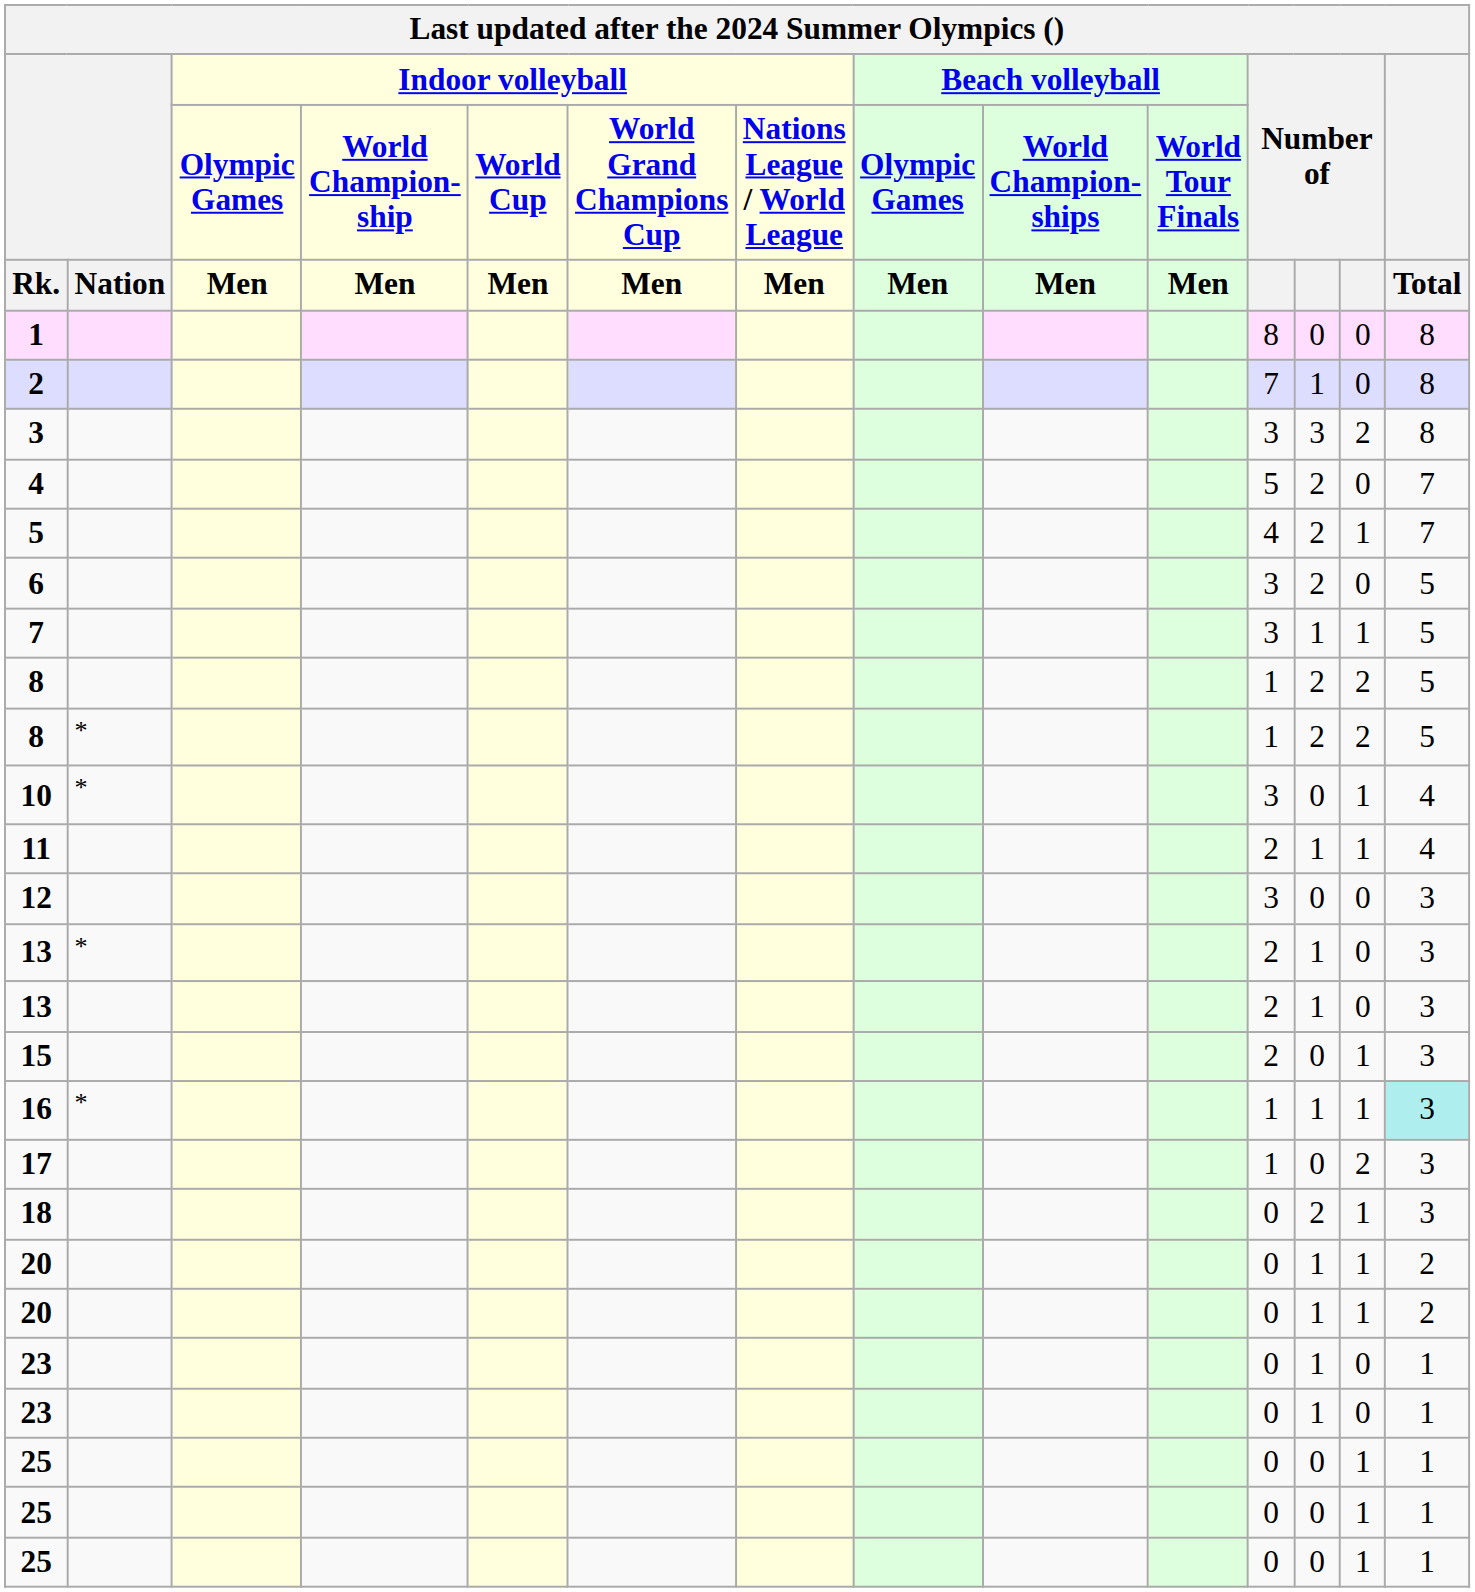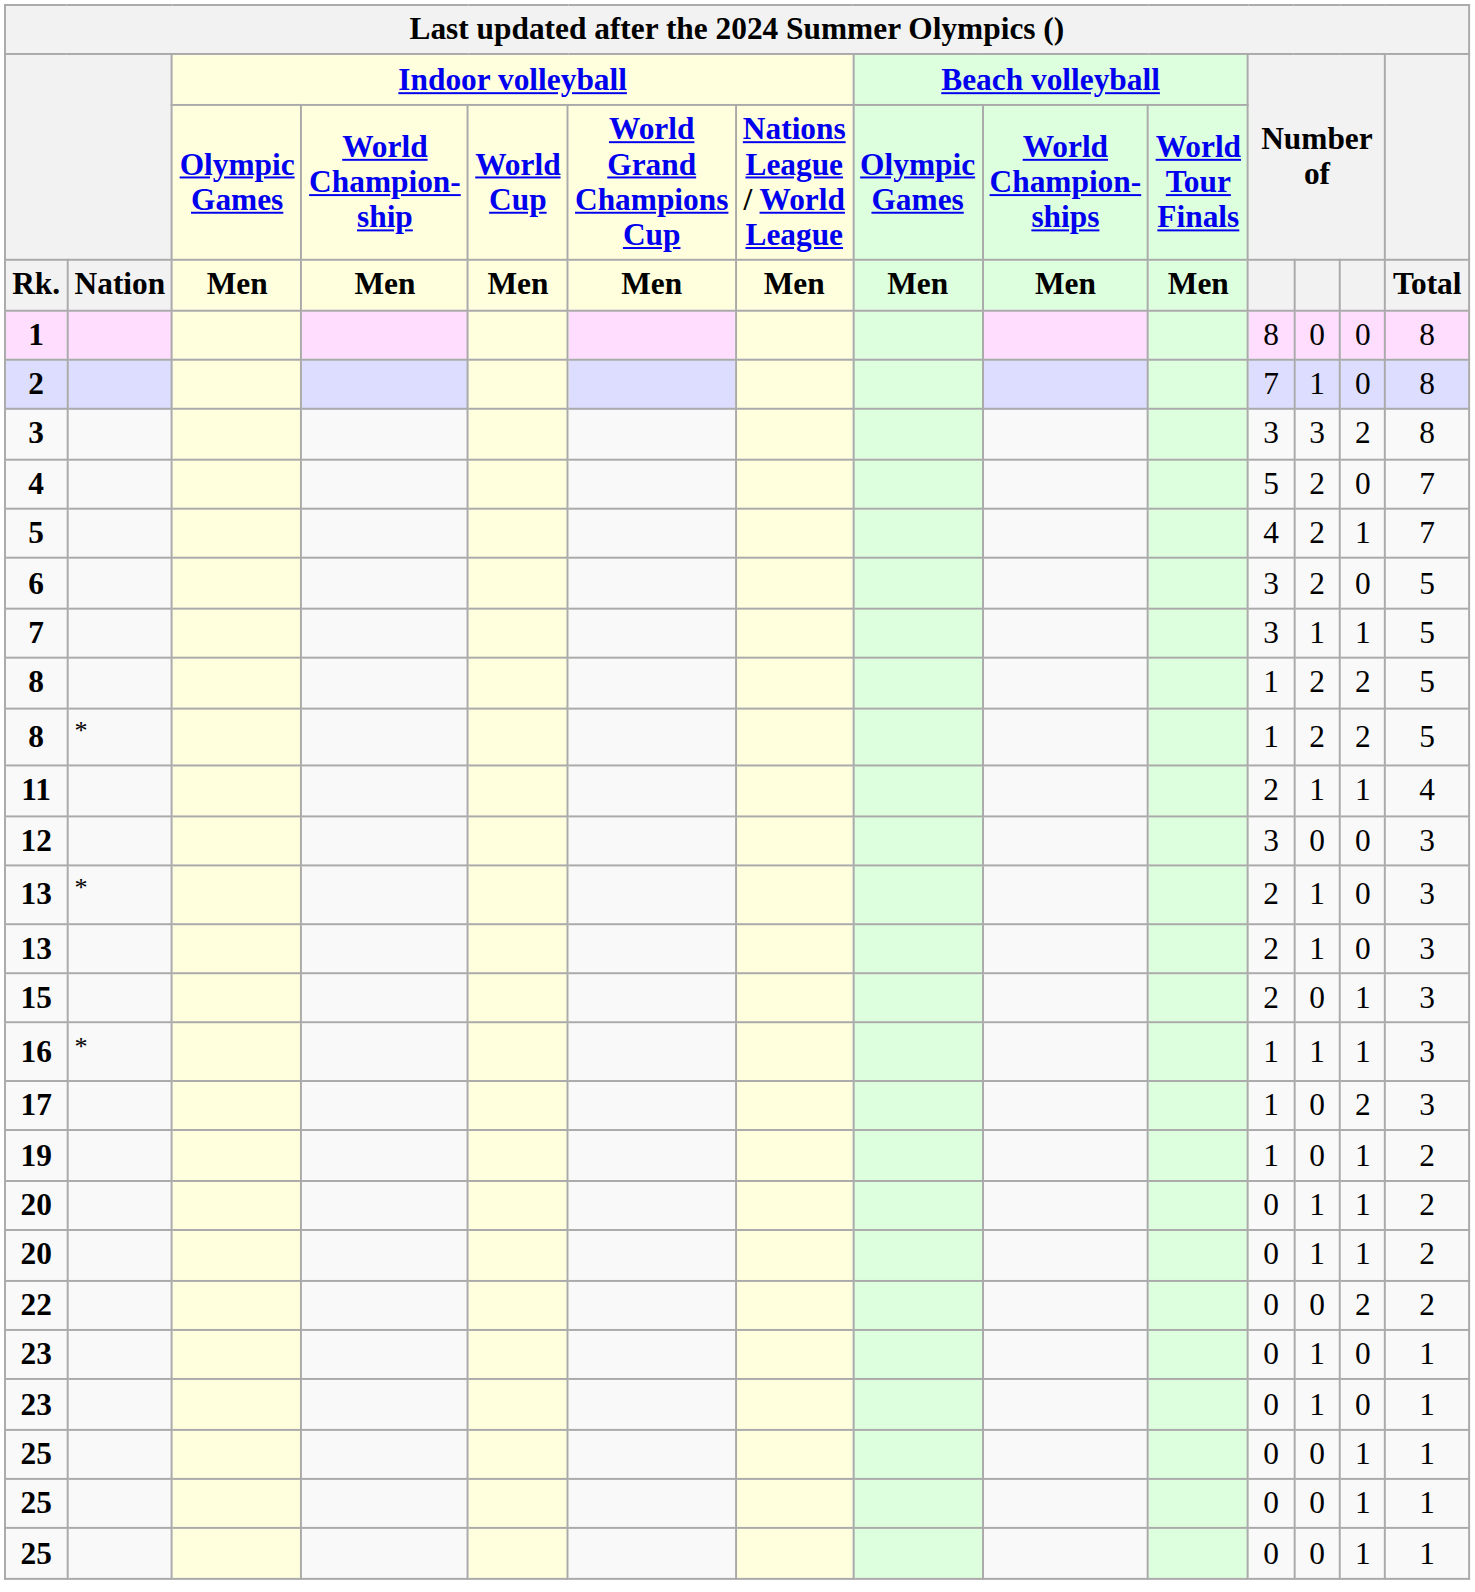- row: (36, 794)
(1427, 1109) paleturquoise background -> (1427, 1051) no background
- row: (36, 1213)
+ row: (36, 1155)
+ row: (36, 1304)
